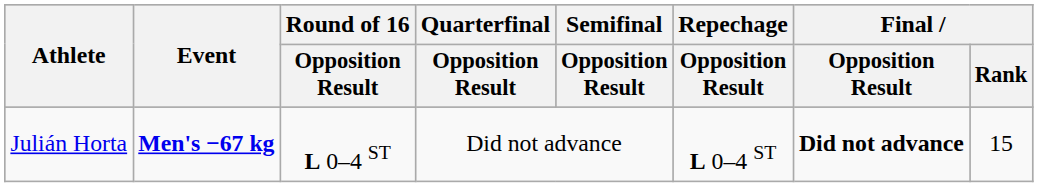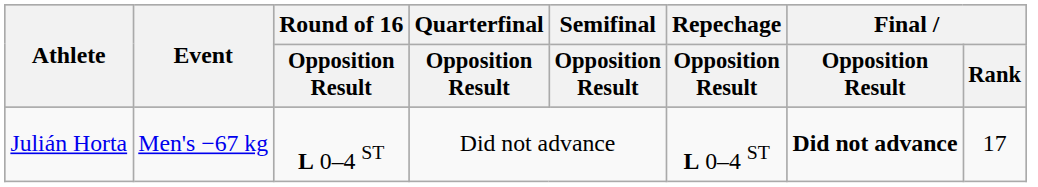(206, 144) bold -> (203, 144) normal
(1001, 144) 15 -> (995, 144) 17
